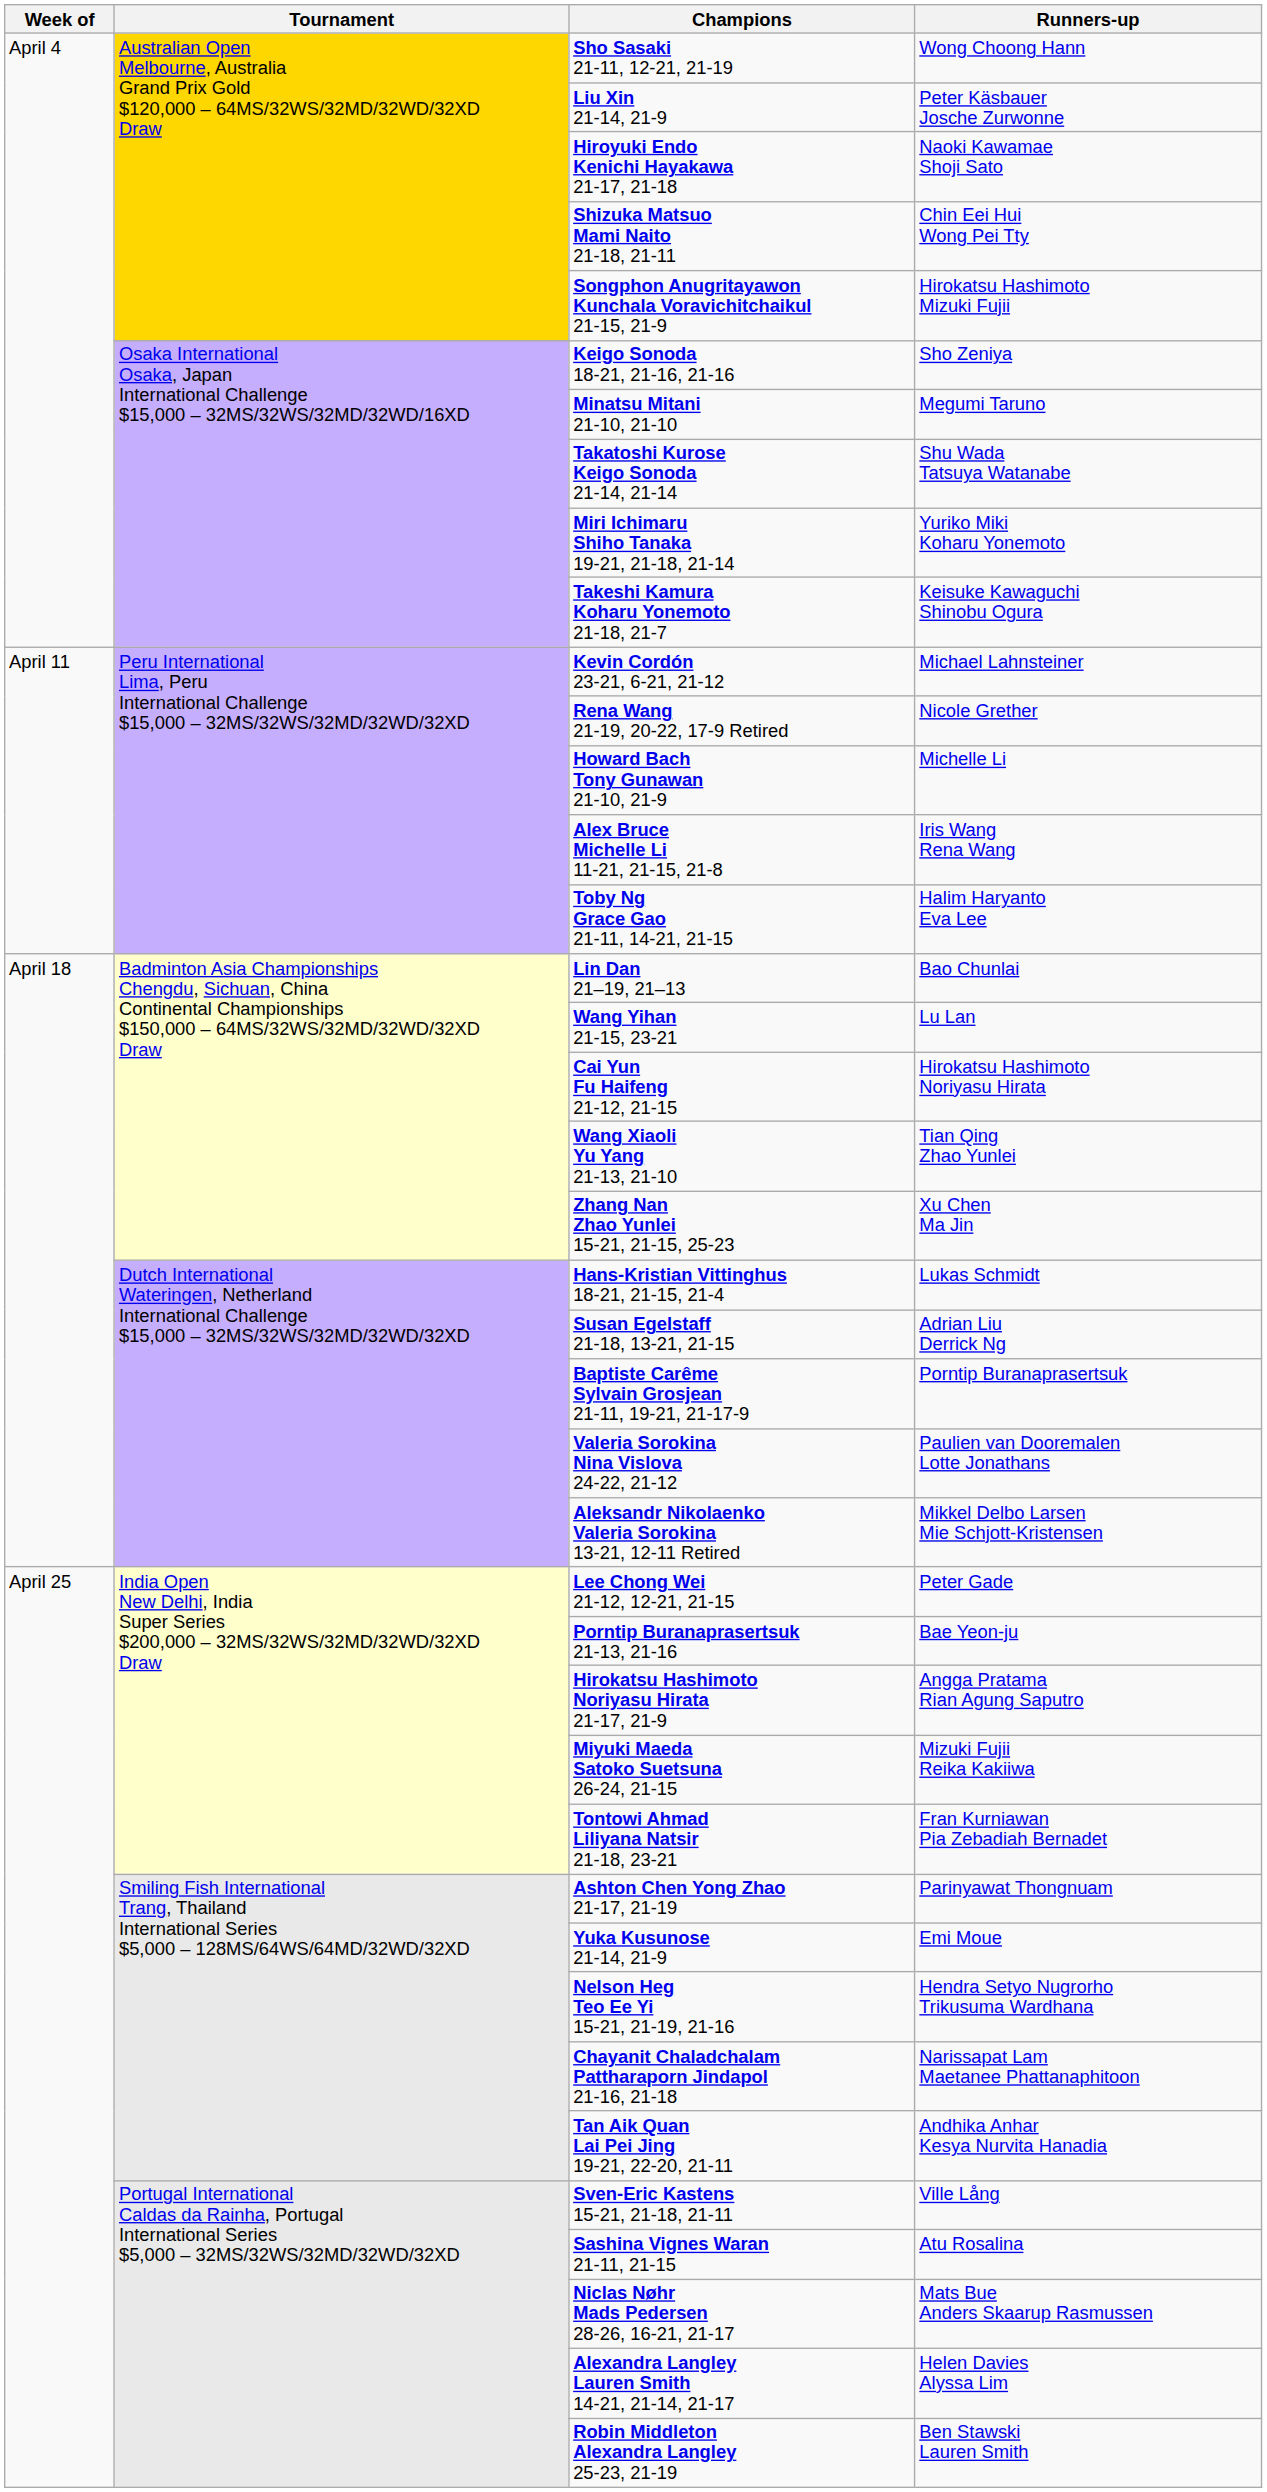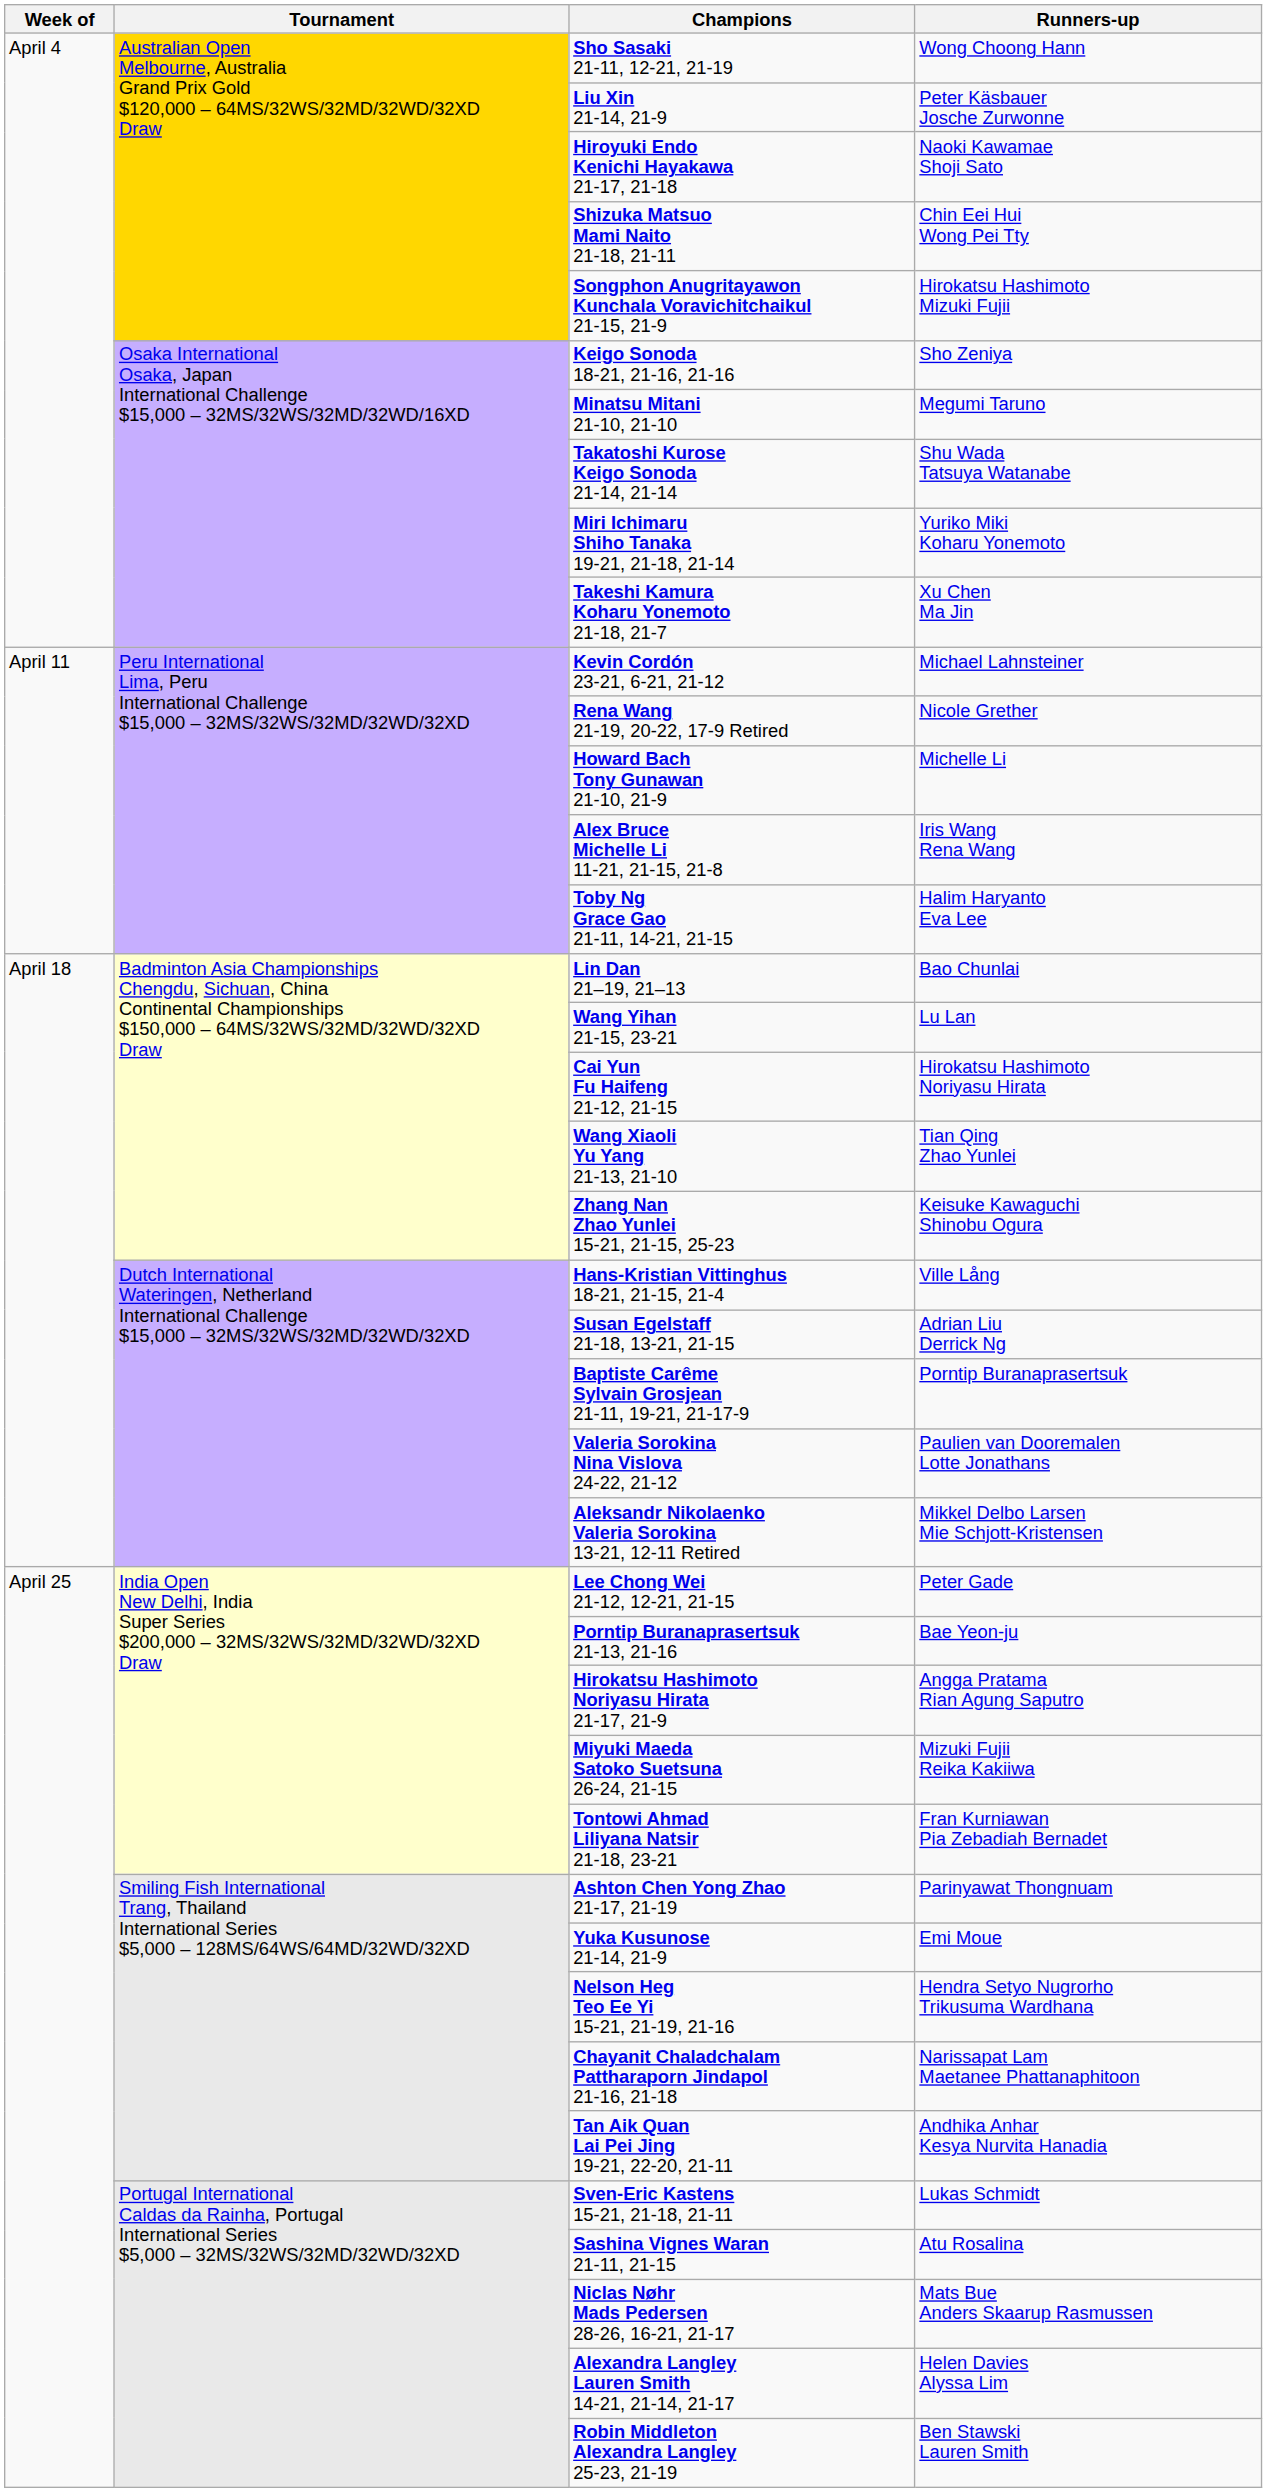(999, 602) Keisuke Kawaguchi Shinobu Ogura -> (955, 602) Xu Chen Ma Jin
(955, 1215) Xu Chen Ma Jin -> (999, 1215) Keisuke Kawaguchi Shinobu Ogura
(980, 1274) Lukas Schmidt -> (959, 1274) Ville Lång
(959, 2195) Ville Lång -> (980, 2195) Lukas Schmidt
